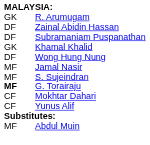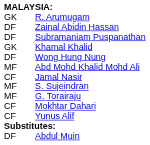+ row: (87, 66)
(10, 66) MF -> (10, 76) CF
(10, 86) bold -> (10, 96) normal
(10, 126) MF -> (10, 136) DF
